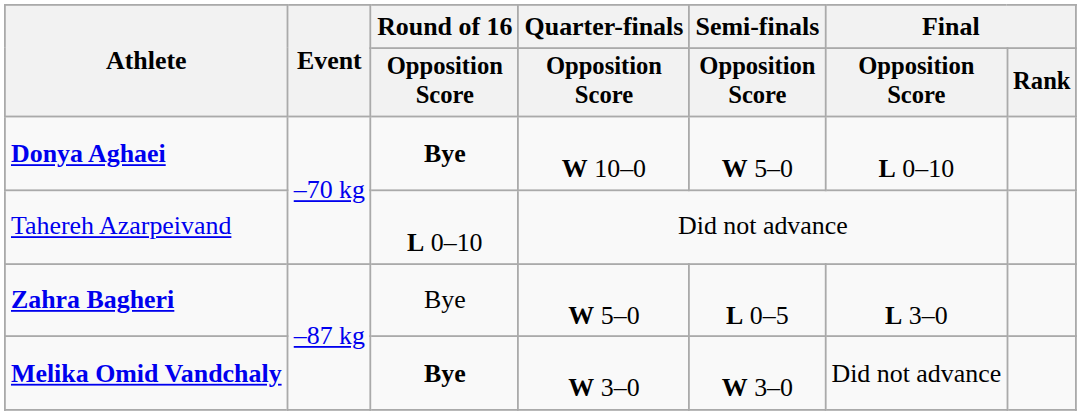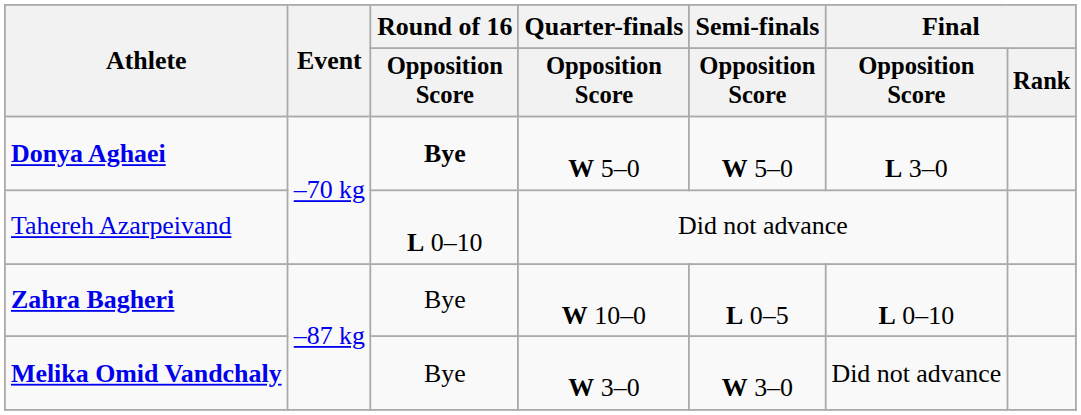(604, 168) W 10–0 -> (604, 168) W 5–0
(916, 168) L 0–10 -> (916, 168) L 3–0
(604, 315) W 5–0 -> (604, 315) W 10–0
(916, 315) L 3–0 -> (916, 315) L 0–10
(445, 373) bold -> (445, 373) normal
